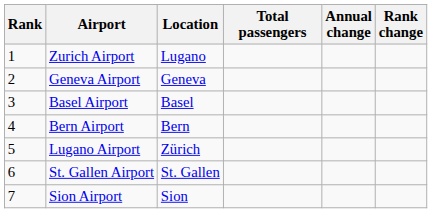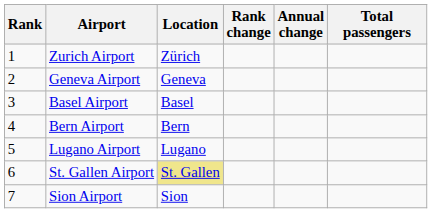columns swapped: (273, 24) <-> (401, 24)
(183, 56) Lugano -> (180, 56) Zürich
(180, 149) Zürich -> (183, 149) Lugano
(190, 172) no background -> (190, 172) khaki background
